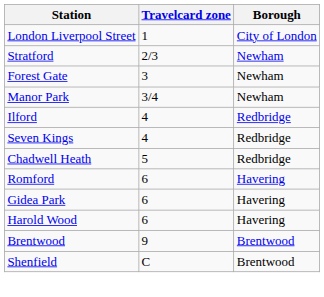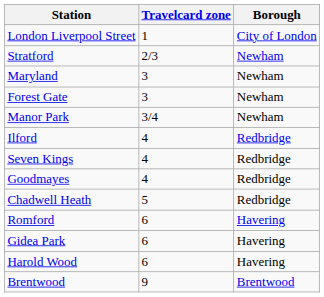+ row: (33, 76)
+ row: (38, 179)
- row: (32, 261)
